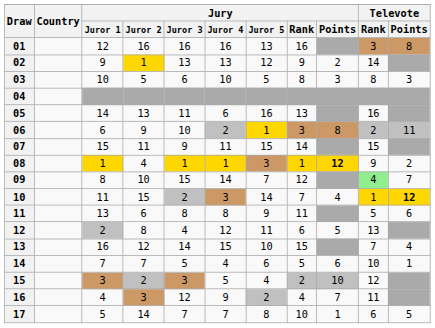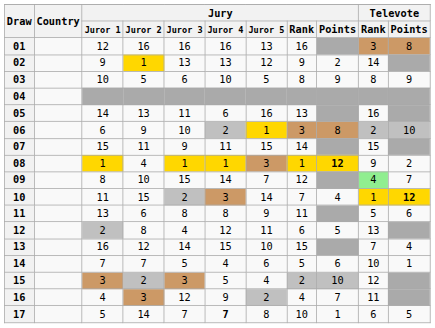(338, 80) 3 -> (338, 80) 9
(409, 80) 3 -> (409, 80) 9
(409, 130) 11 -> (409, 130) 10
(226, 314) normal -> (226, 314) bold
